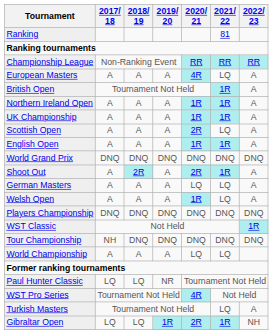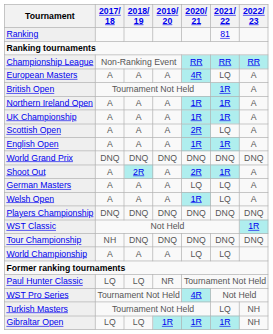(254, 308) A -> (254, 308) NH
(196, 322) 2R -> (196, 322) 1R
